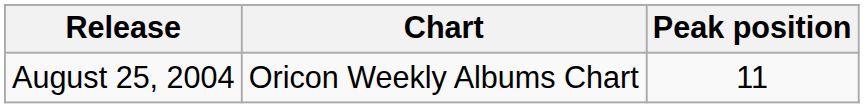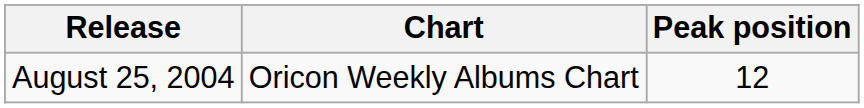(752, 77) 11 -> (752, 77) 12
